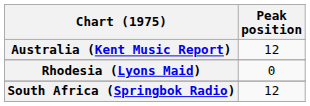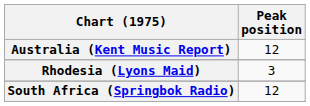(272, 70) 0 -> (272, 70) 3
